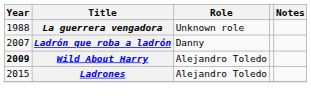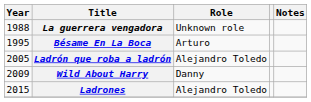+ row: (103, 43)
(18, 43) 2007 -> (18, 58) 2005
(190, 43) Danny -> (221, 58) Alejandro Toledo
(18, 58) bold -> (18, 74) normal
(221, 58) Alejandro Toledo -> (190, 74) Danny
